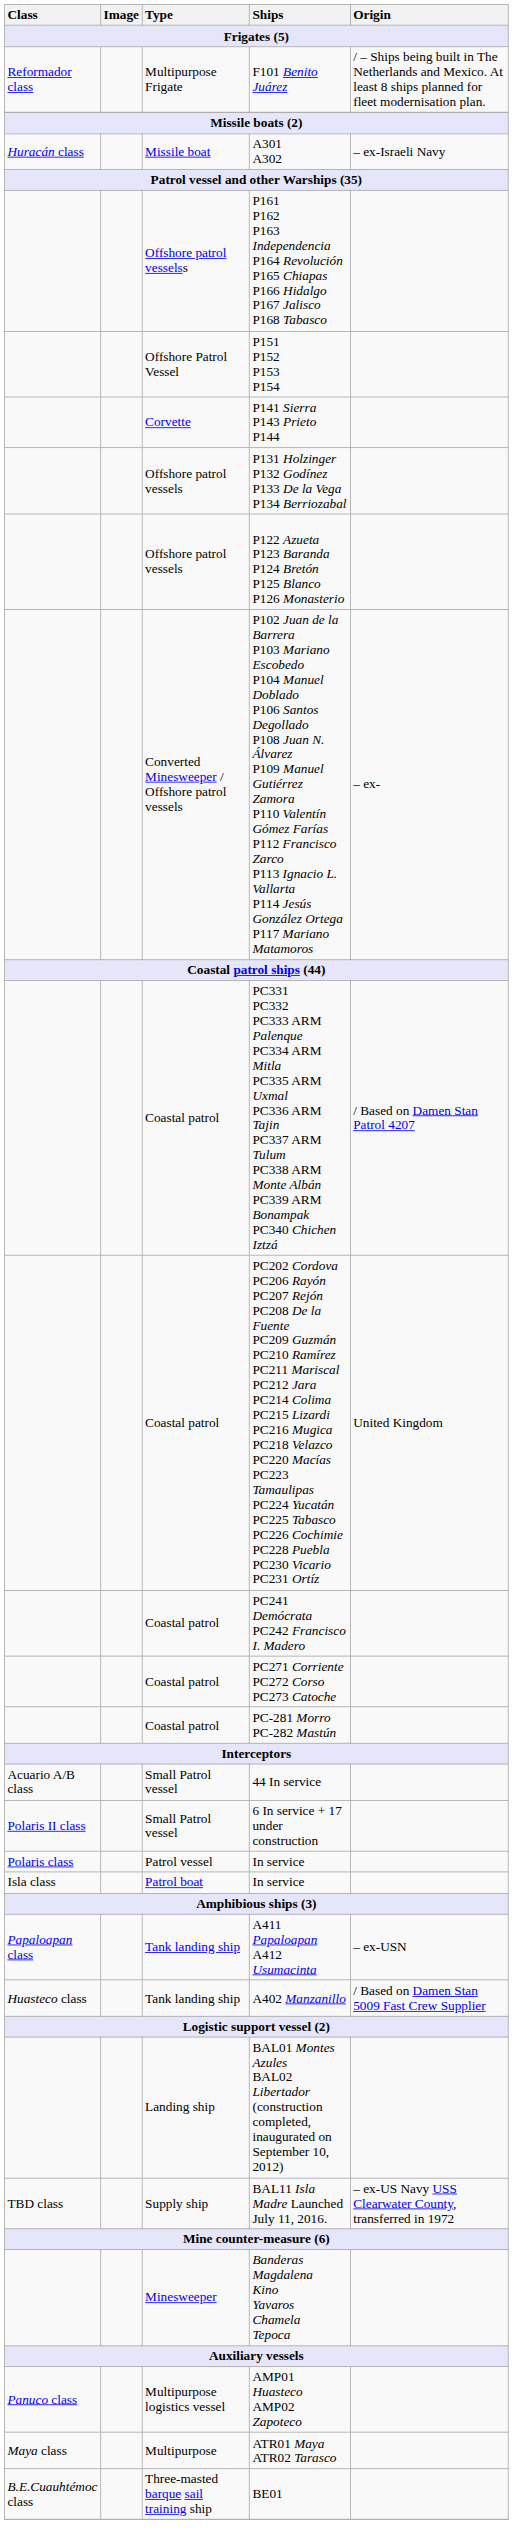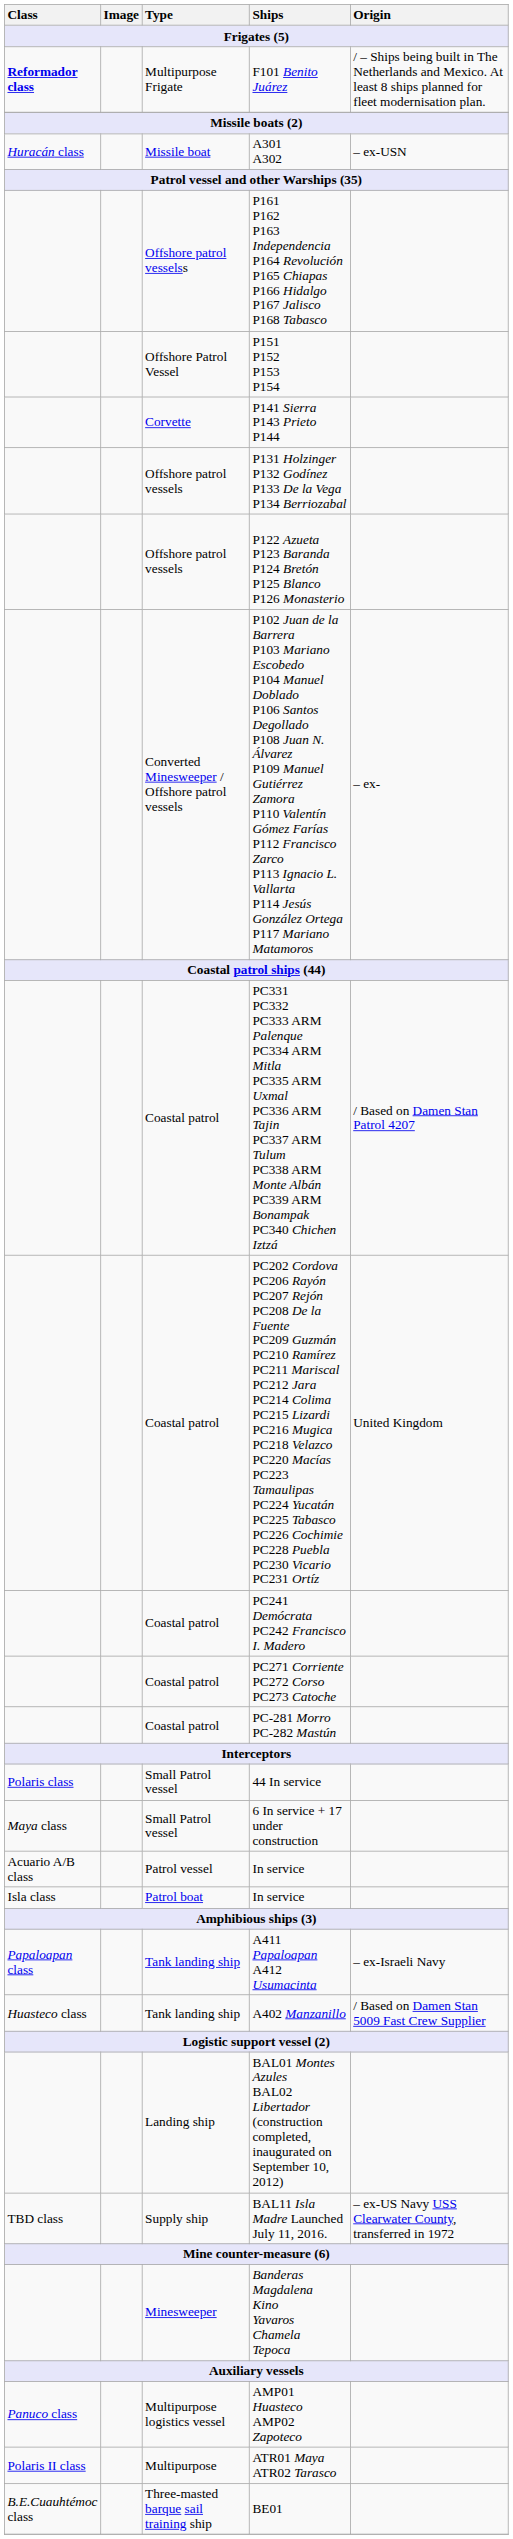(40, 79) normal -> (43, 79) bold
(399, 151) – ex-Israeli Navy -> (380, 151) – ex-USN
(41, 1782) Acuario A/B class -> (40, 1782) Polaris class
(47, 1825) Polaris II class -> (37, 1825) Maya class
(40, 1861) Polaris class -> (41, 1869) Acuario A/B class
(380, 1947) – ex-USN -> (399, 1962) – ex-Israeli Navy
(37, 2450) Maya class -> (47, 2465) Polaris II class
